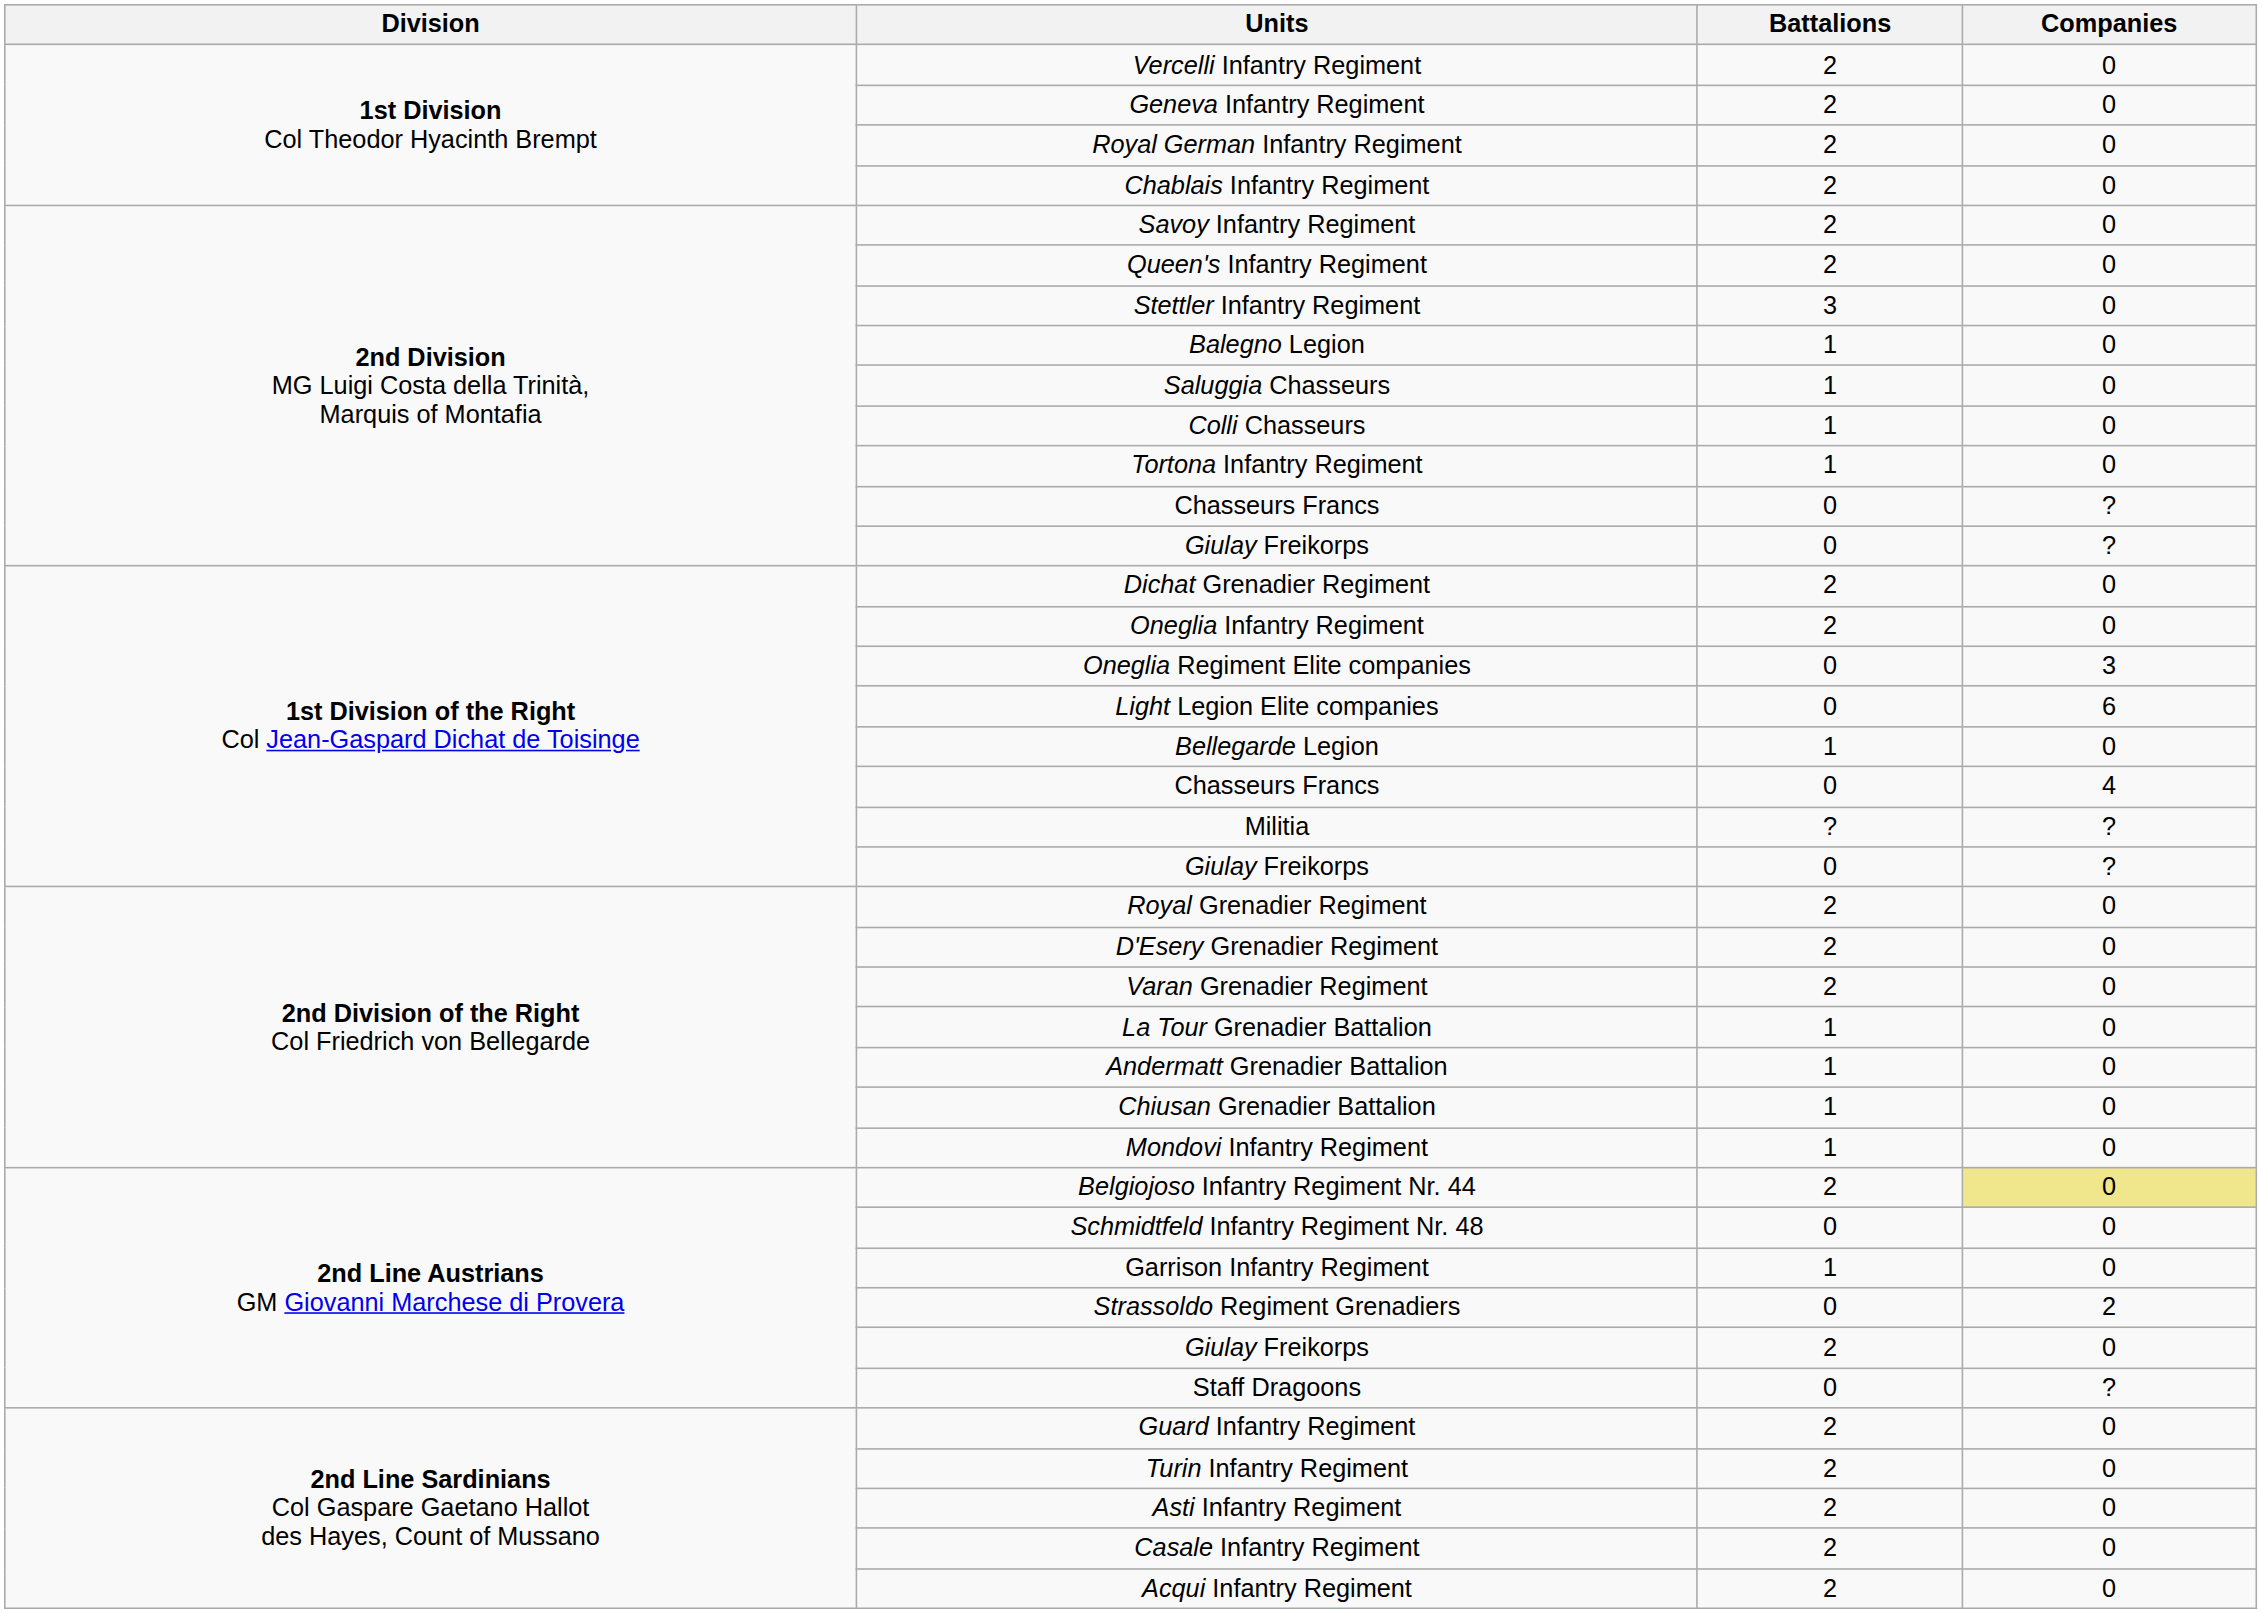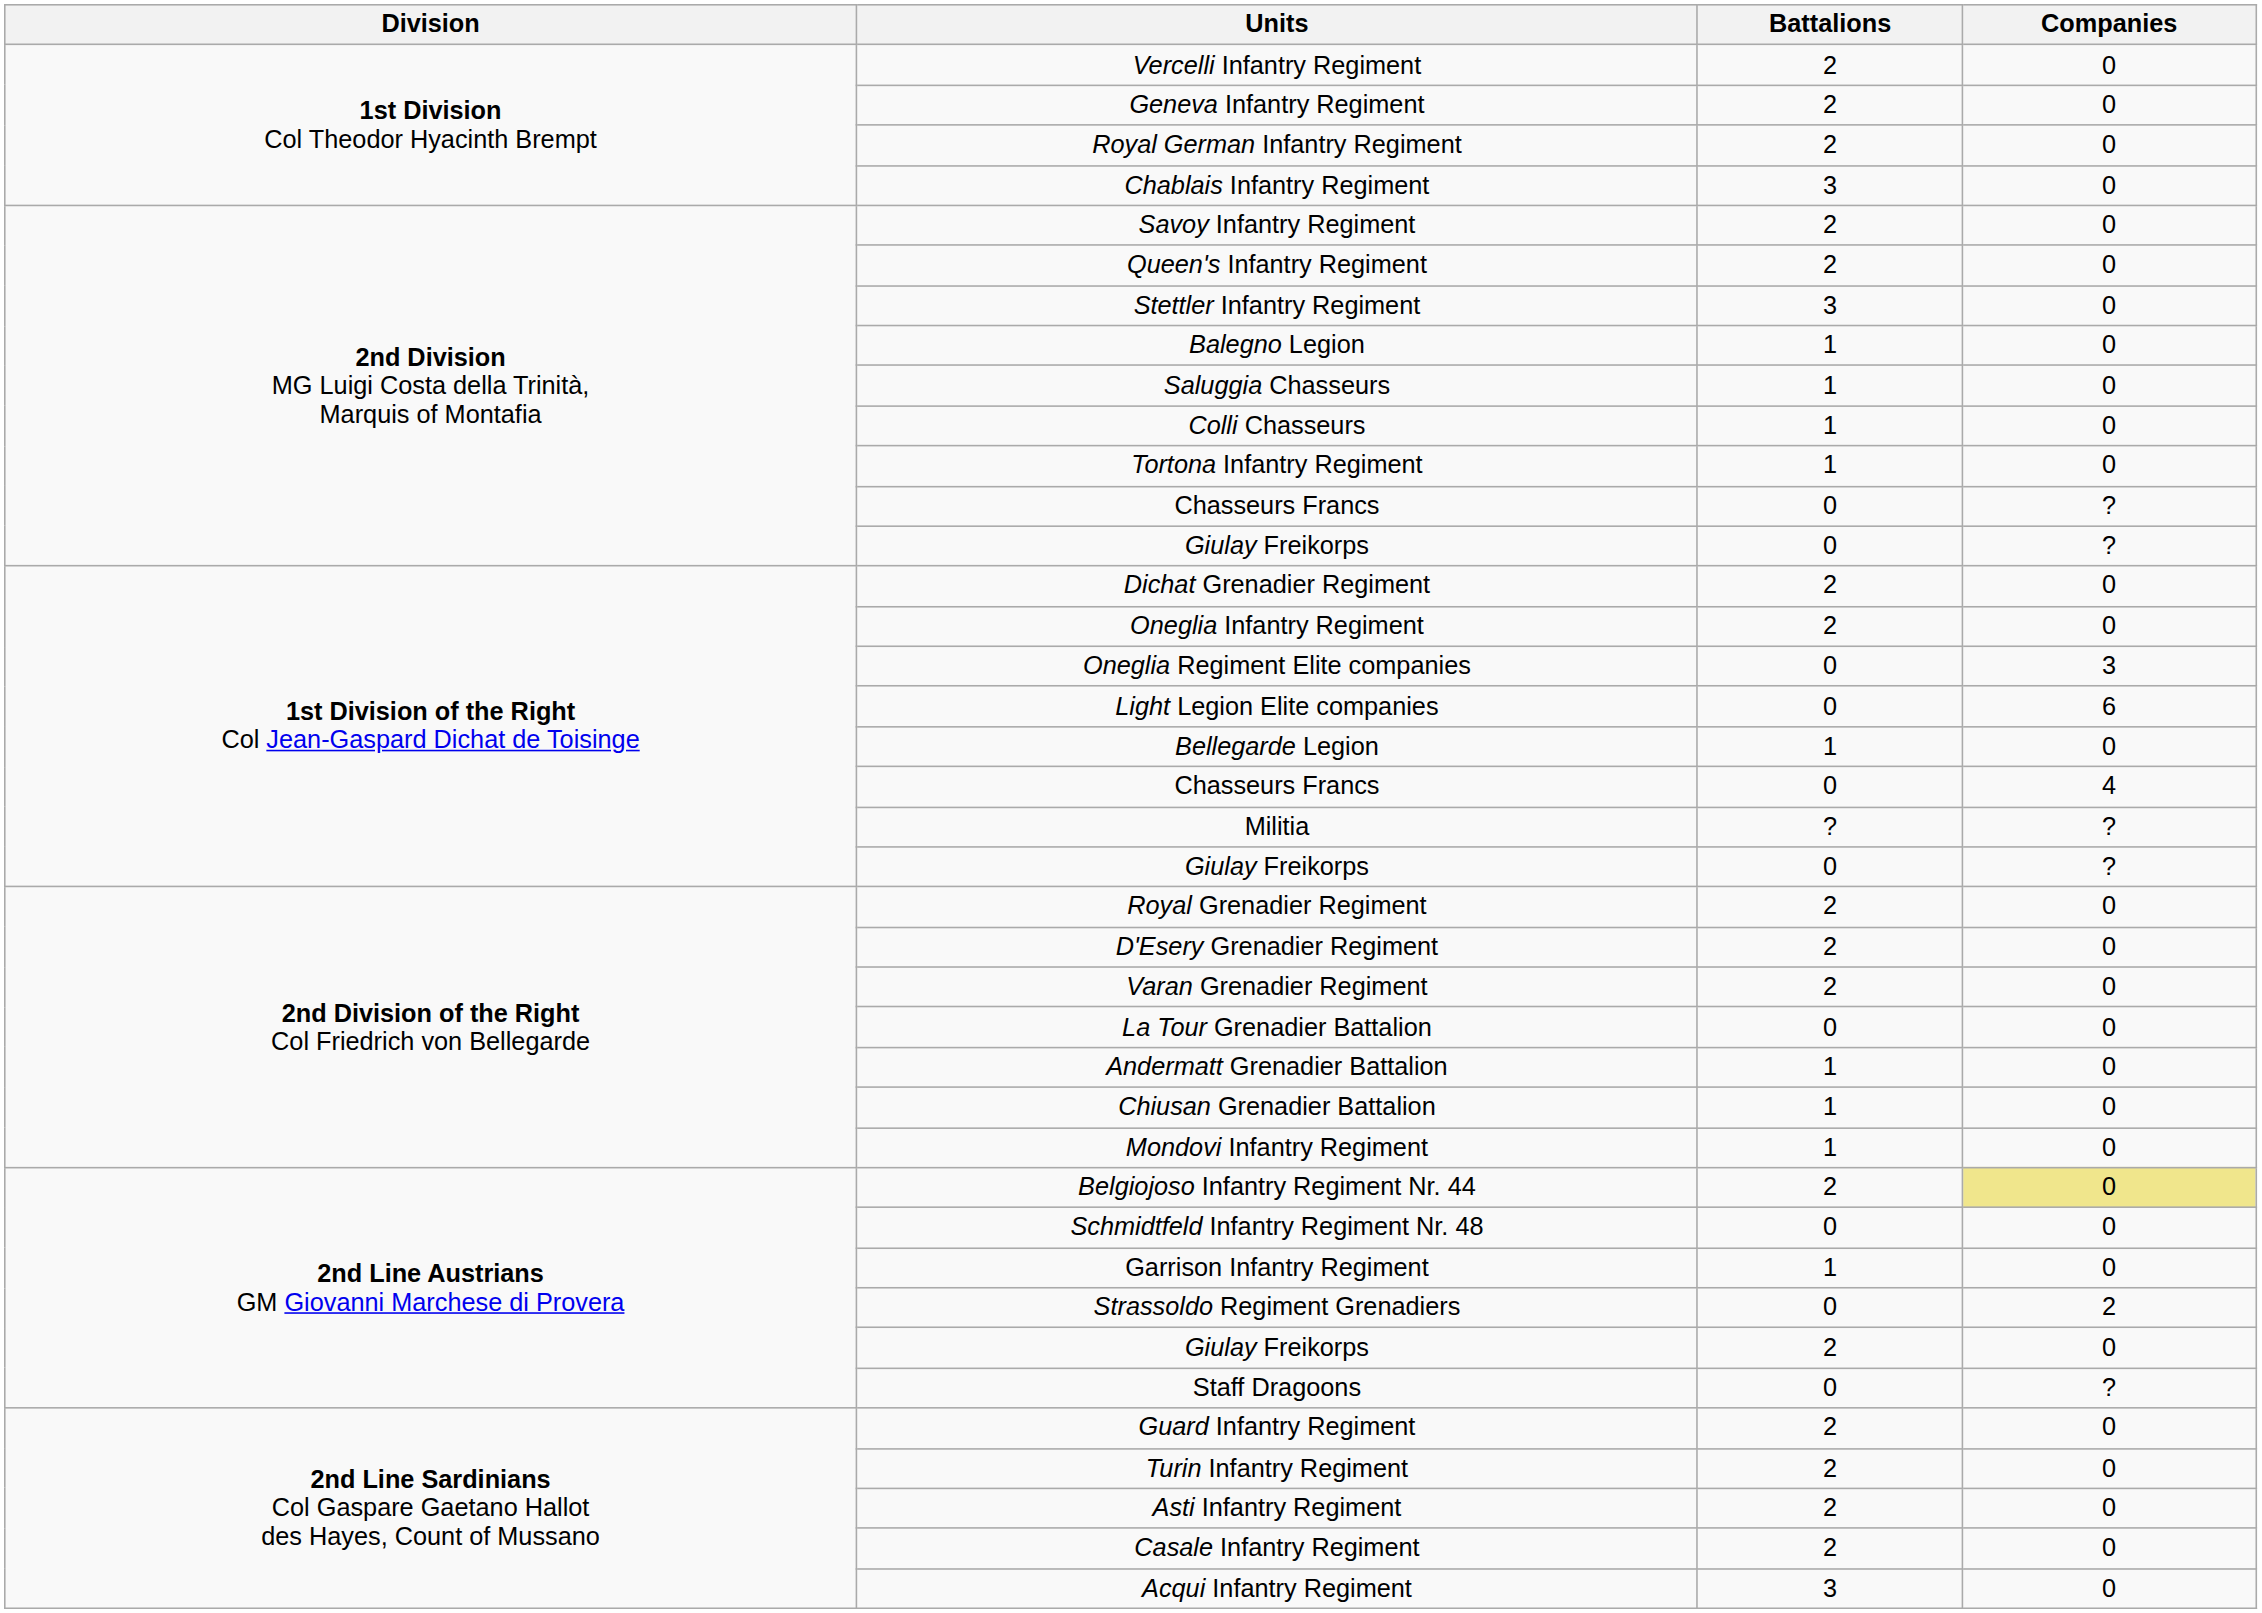(1830, 184) 2 -> (1830, 184) 3
(1830, 1026) 1 -> (1830, 1026) 0
(1830, 1588) 2 -> (1830, 1588) 3
